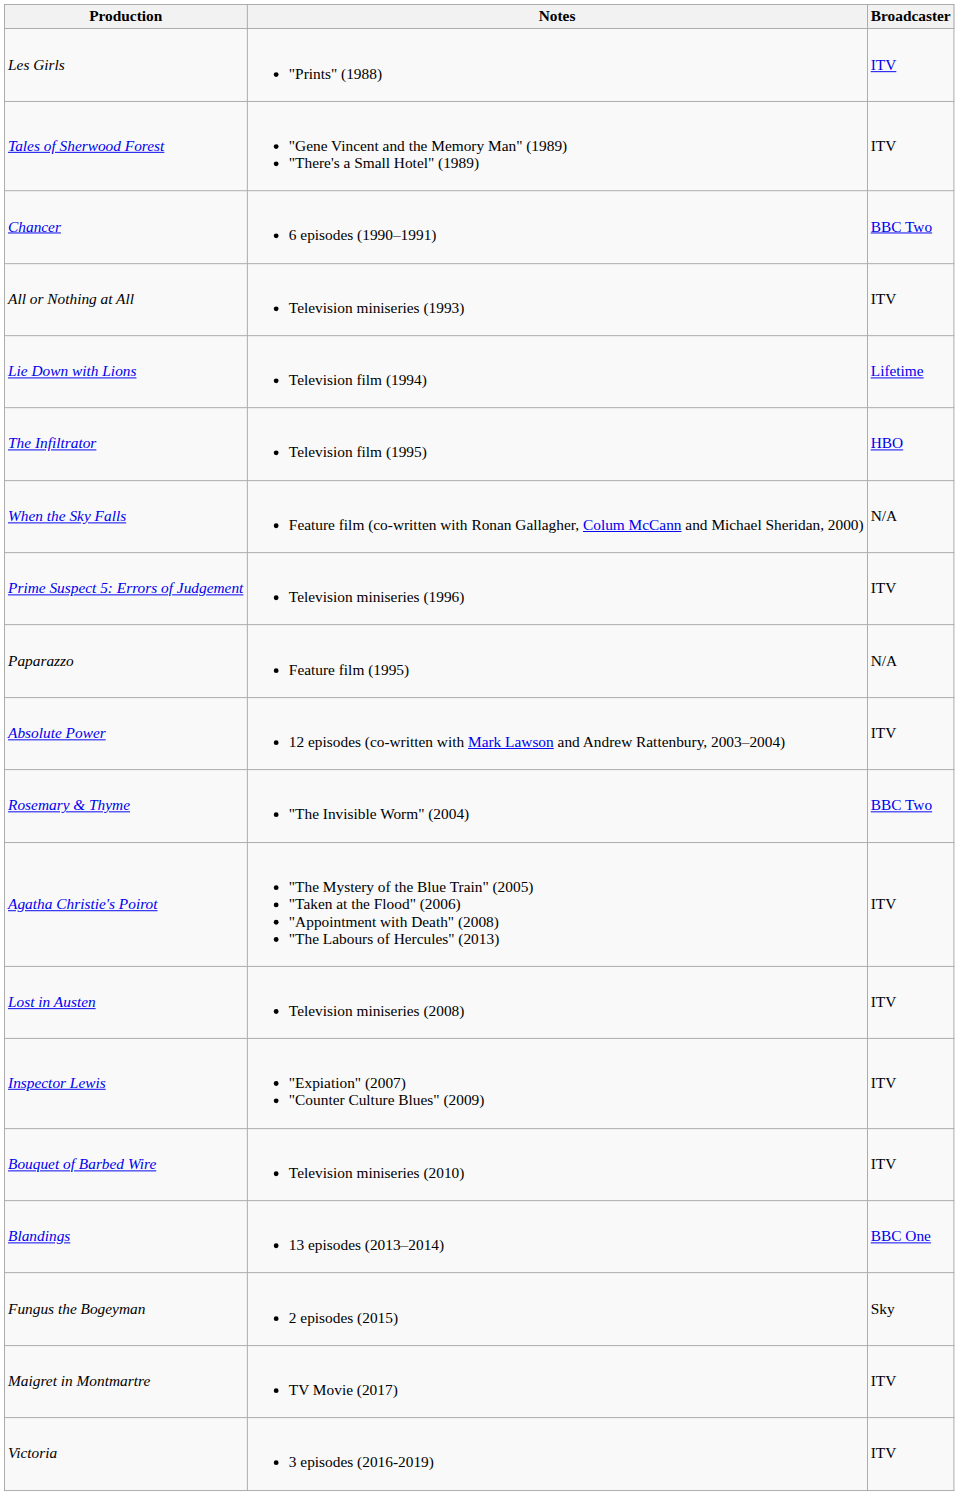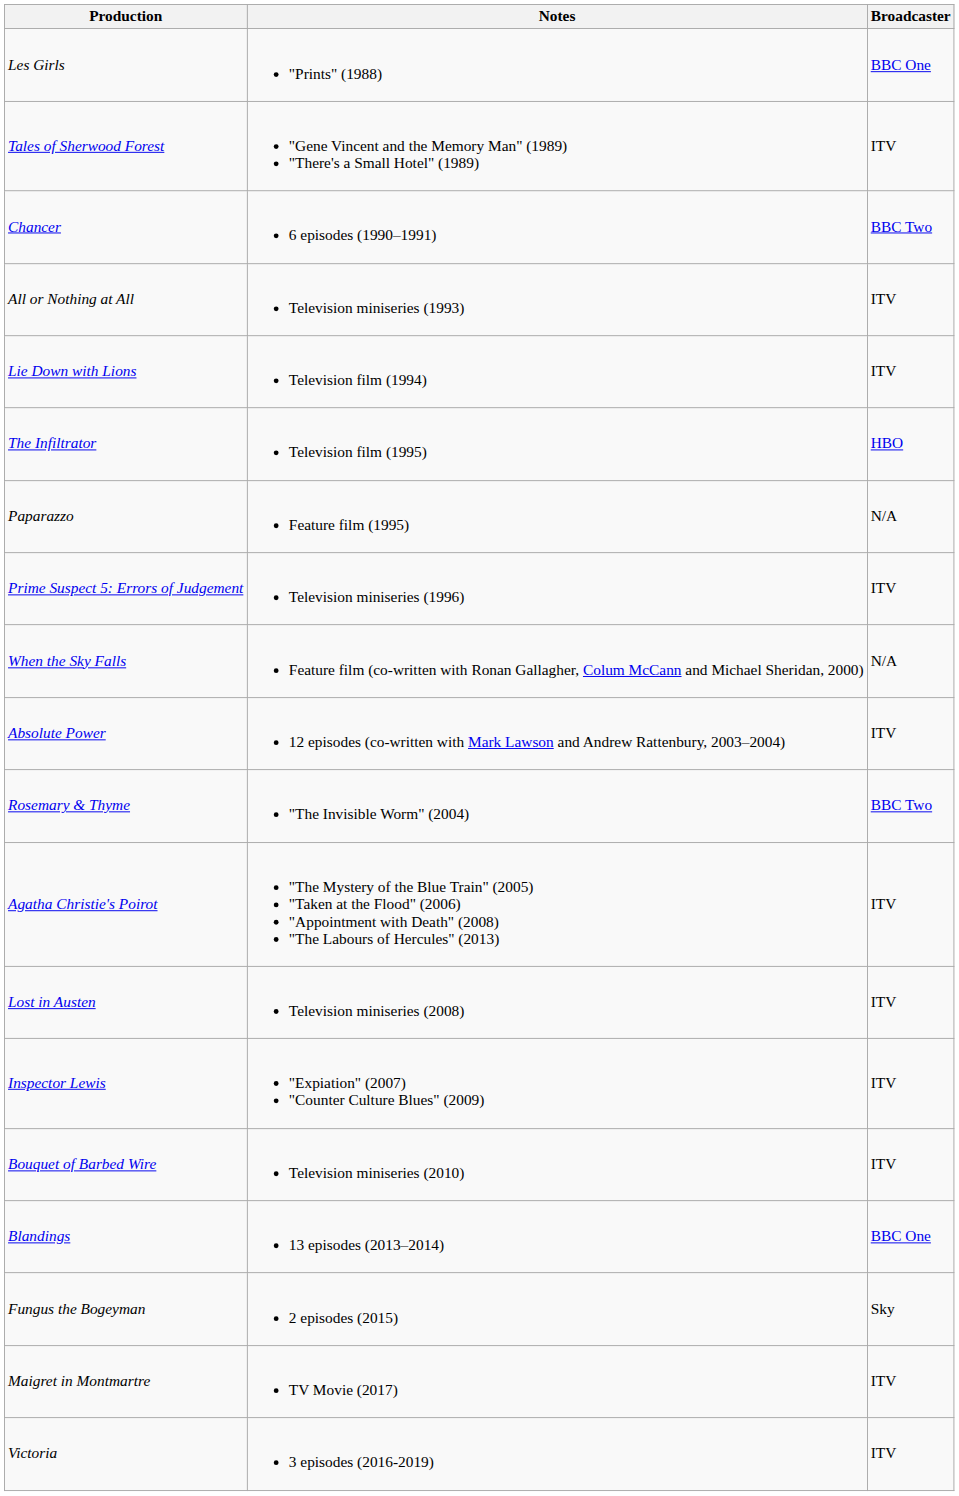(884, 65) ITV -> (901, 65) BBC One
(897, 371) Lifetime -> (884, 371) ITV
rows swapped: (41, 661) <-> (67, 516)
